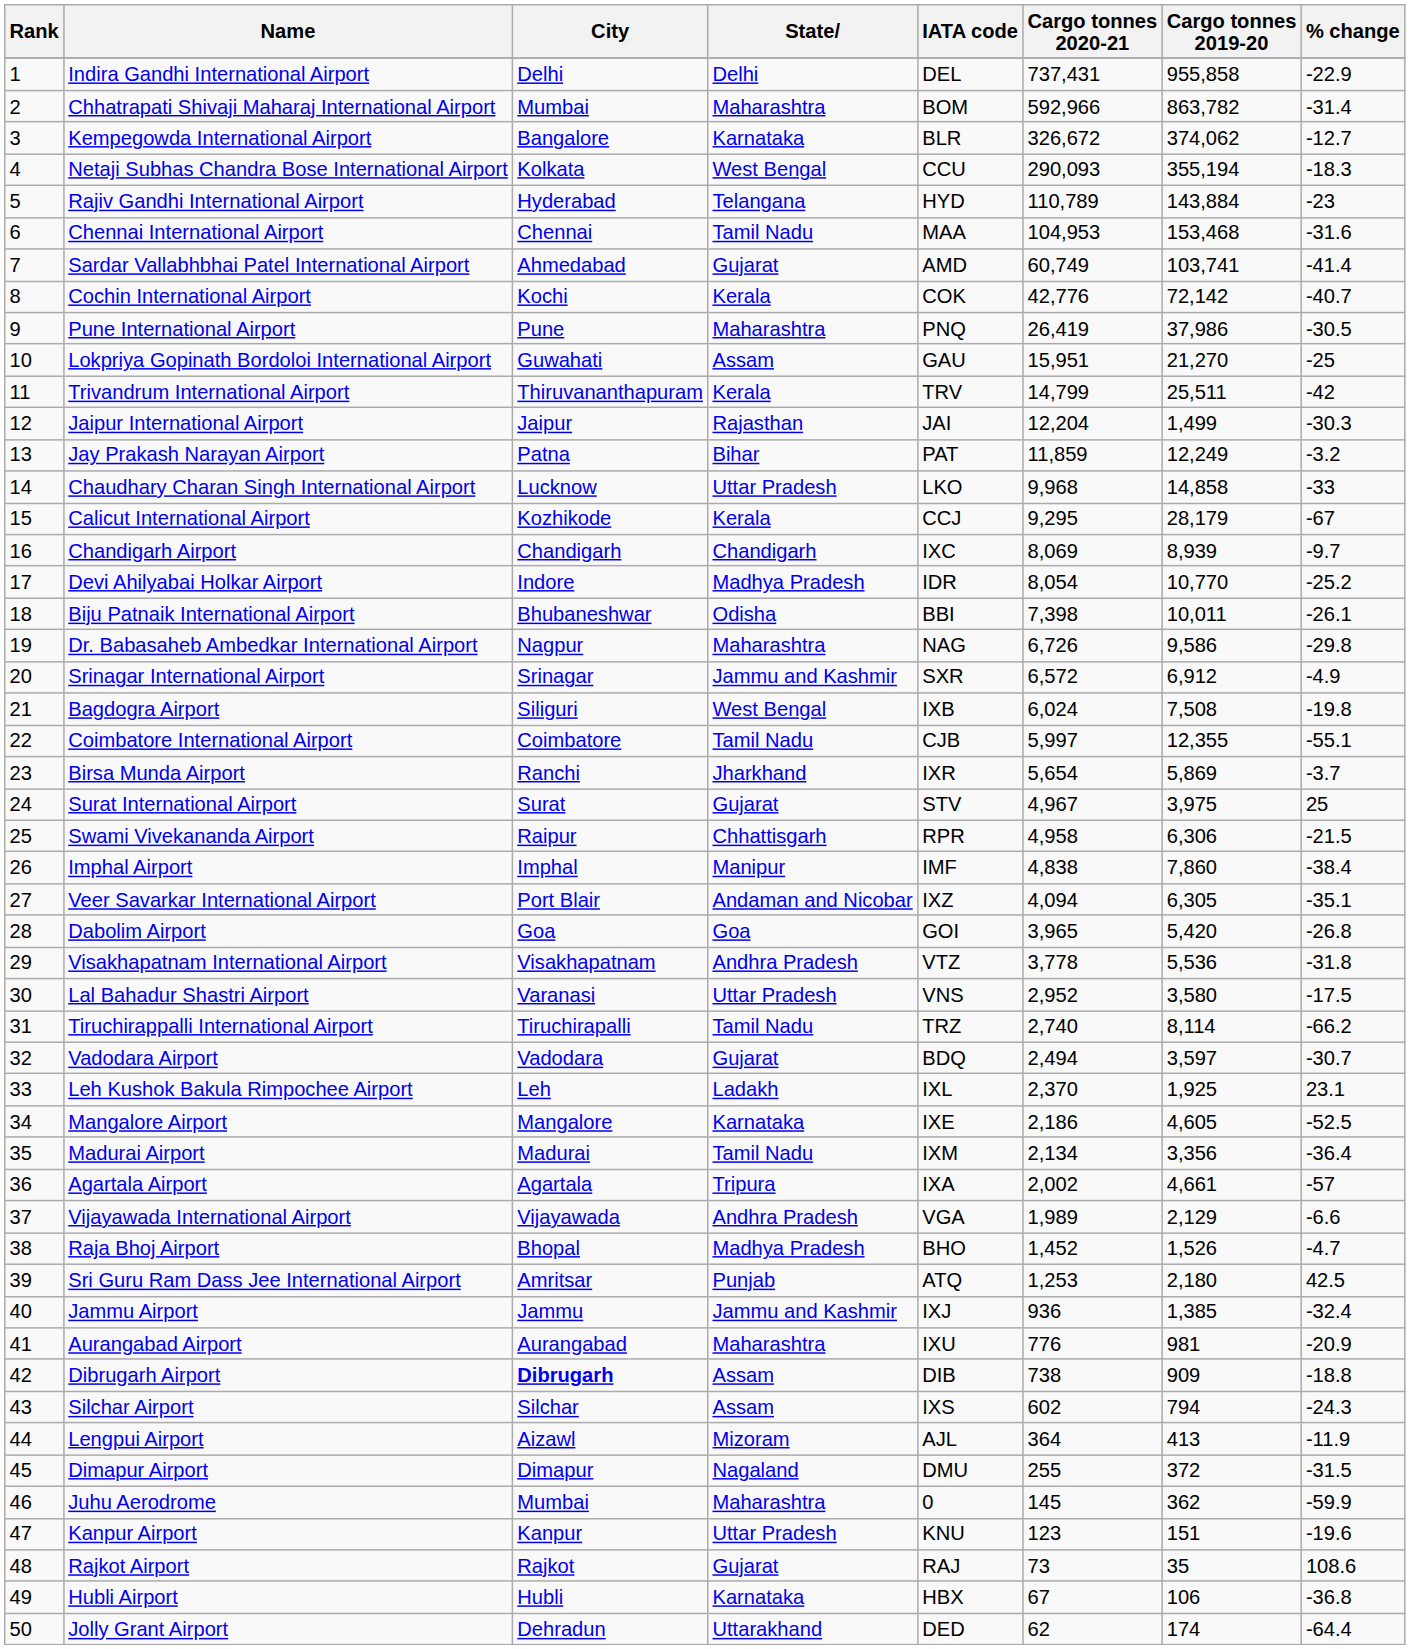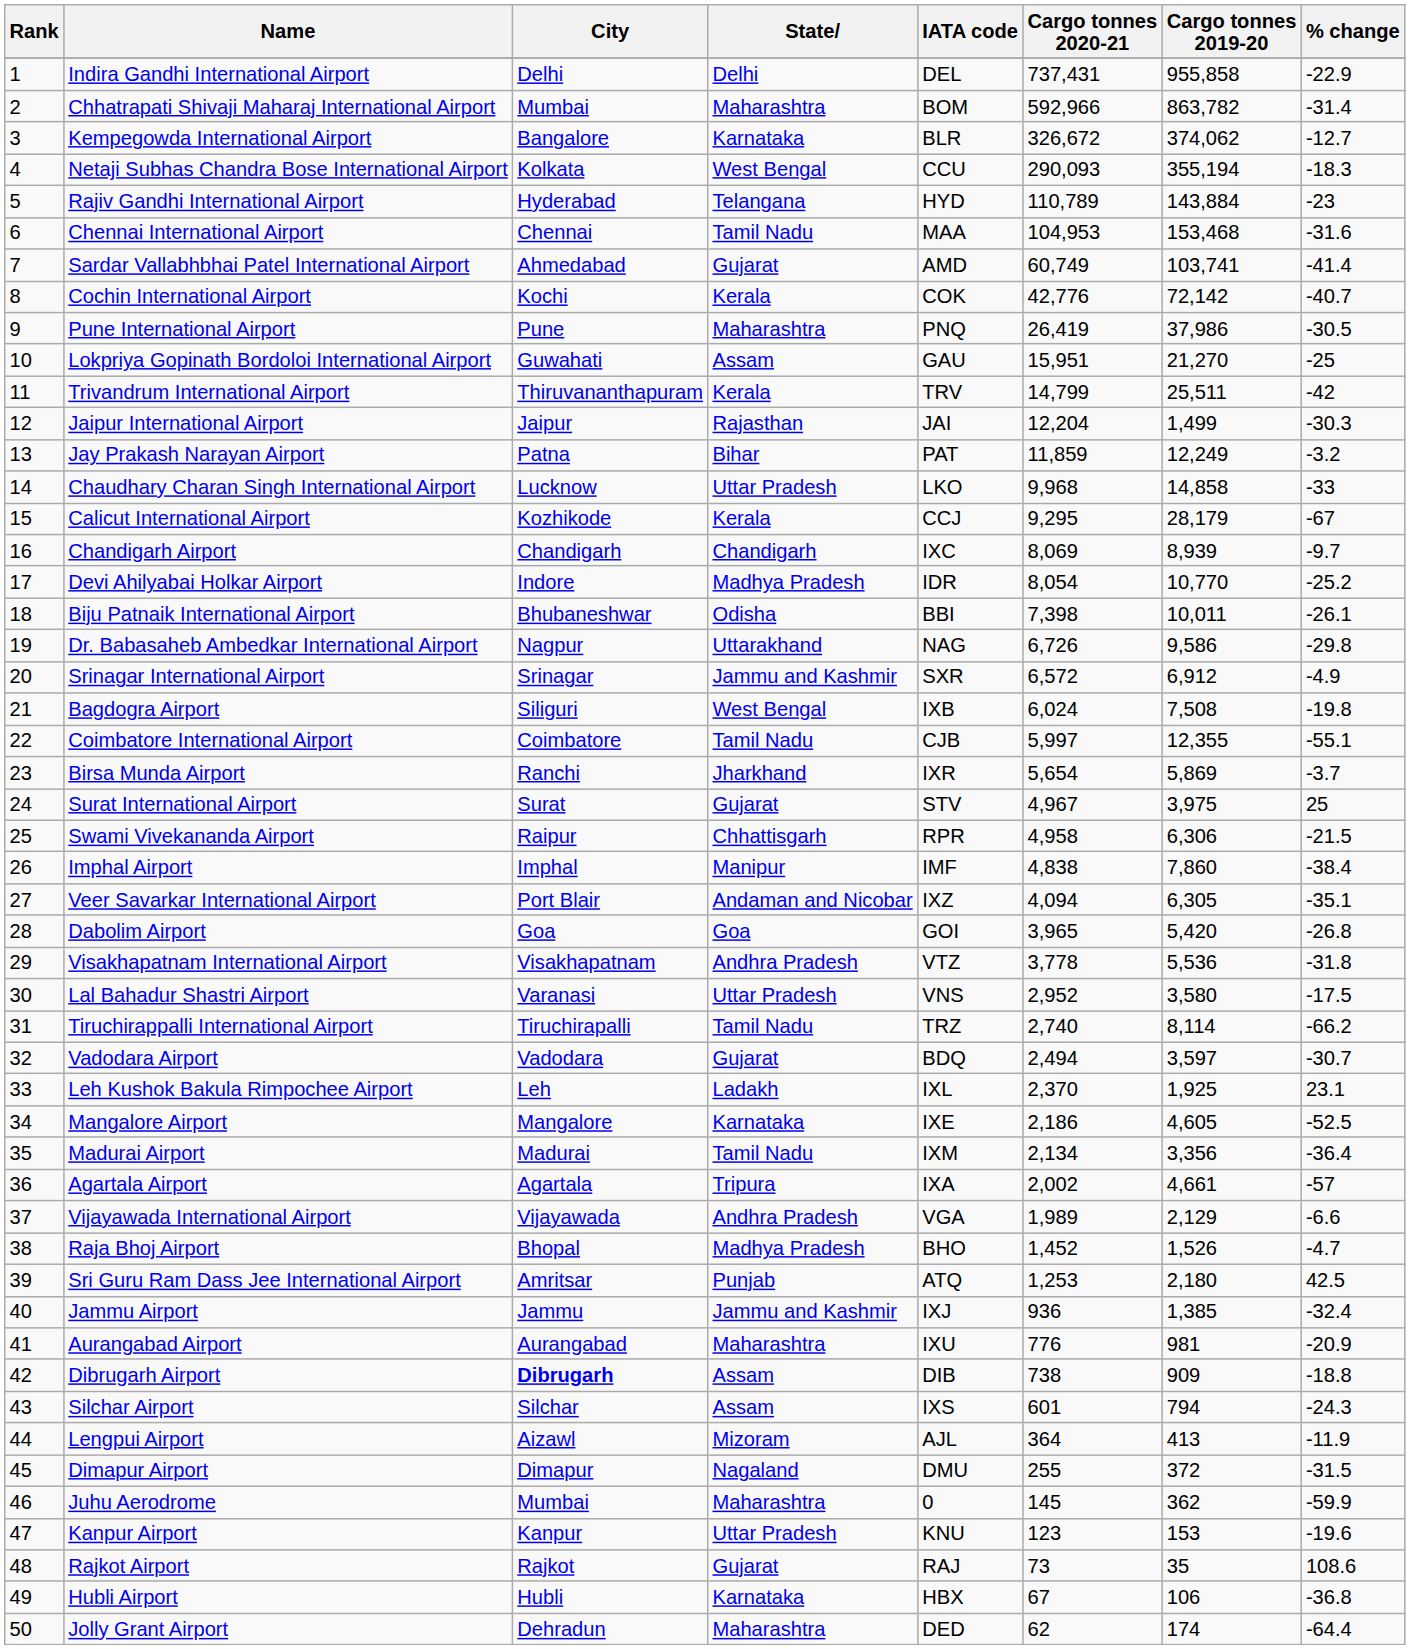(769, 645) Maharashtra -> (767, 645) Uttarakhand
(1044, 1407) 602 -> (1044, 1407) 601
(1183, 1534) 151 -> (1183, 1534) 153
(767, 1629) Uttarakhand -> (769, 1629) Maharashtra
